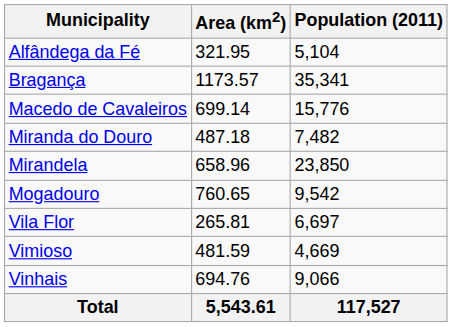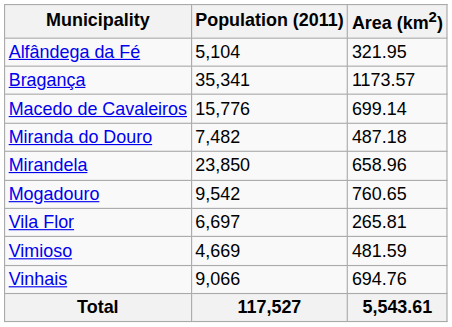columns swapped: (369, 21) <-> (241, 21)
